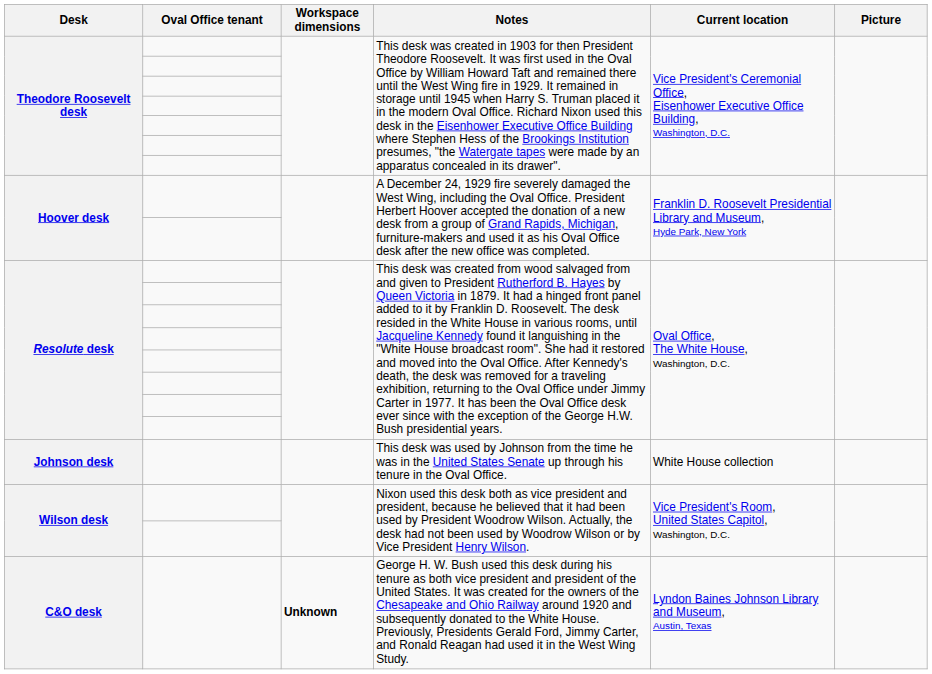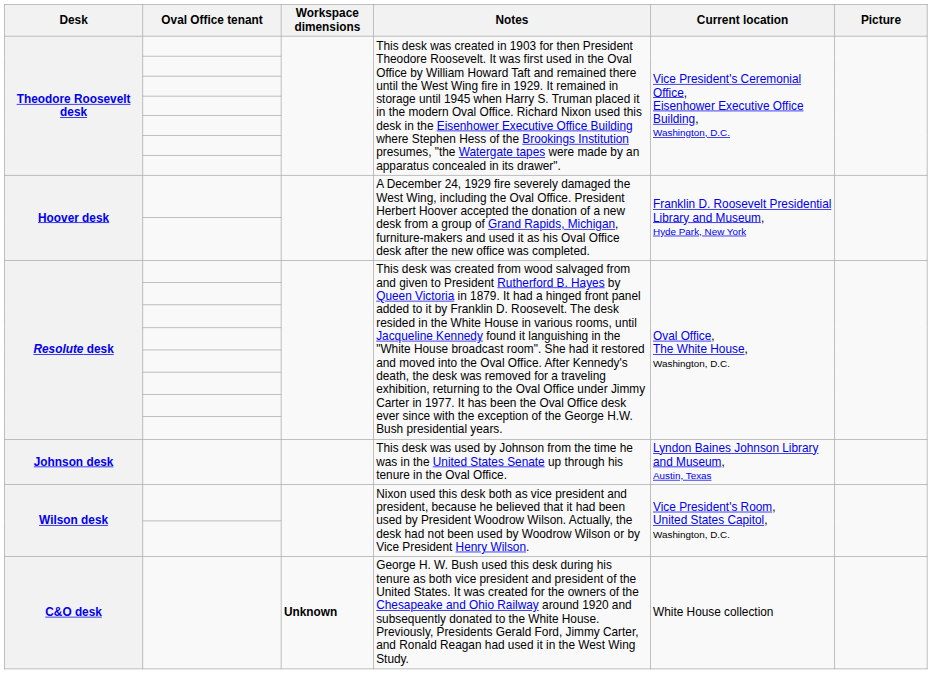(713, 461) White House collection -> (736, 461) Lyndon Baines Johnson Library and Museum, Austin, Texas
(736, 612) Lyndon Baines Johnson Library and Museum, Austin, Texas -> (713, 612) White House collection
